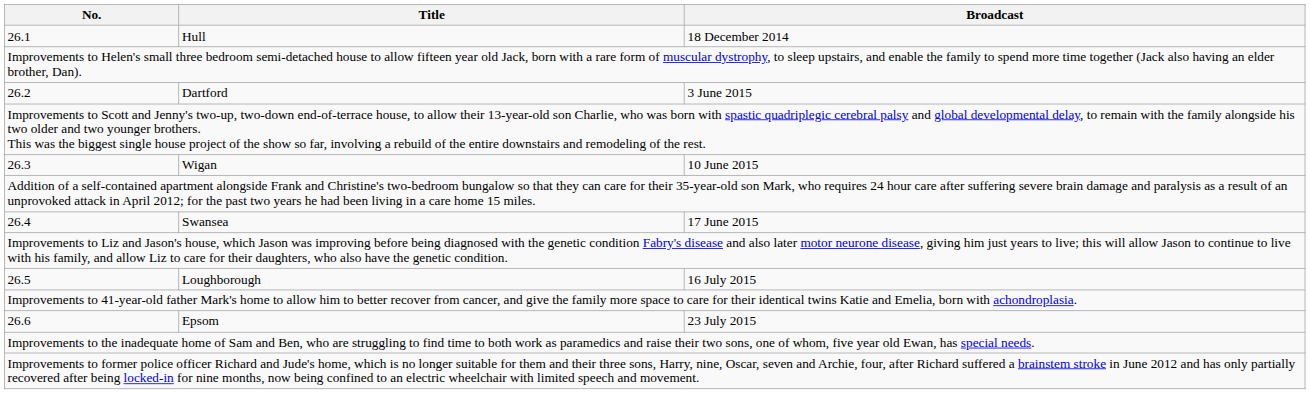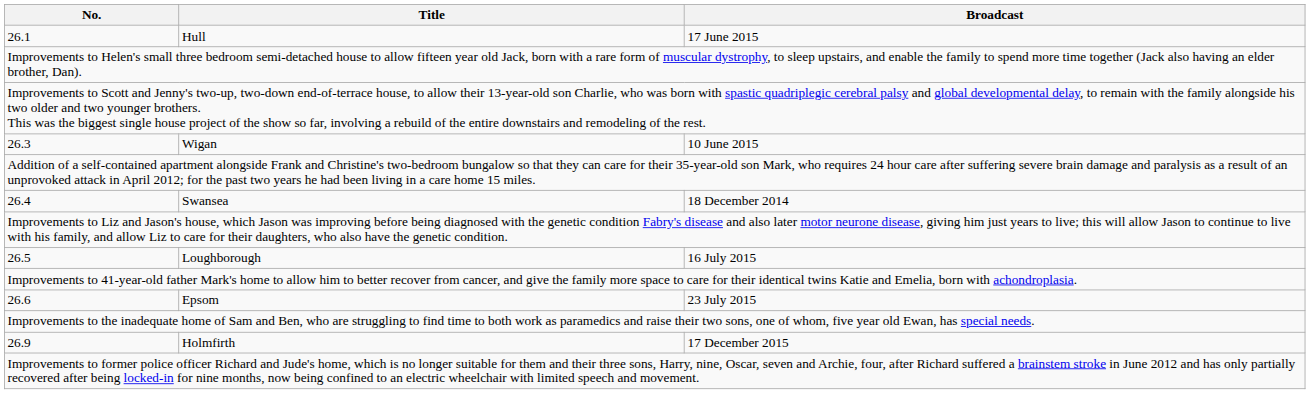(738, 36) 18 December 2014 -> (723, 36) 17 June 2015
- row: (19, 93)
(723, 222) 17 June 2015 -> (738, 201) 18 December 2014
+ row: (19, 342)
